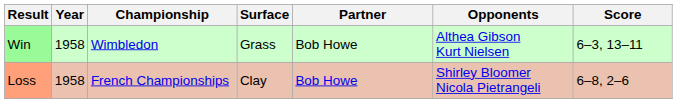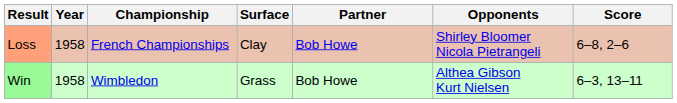rows swapped: (22, 80) <-> (19, 44)
